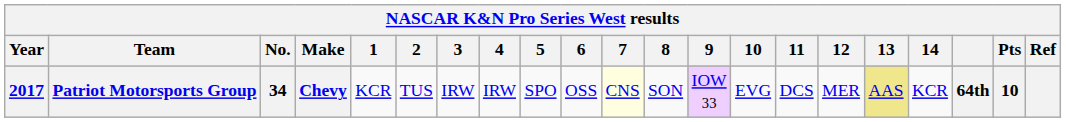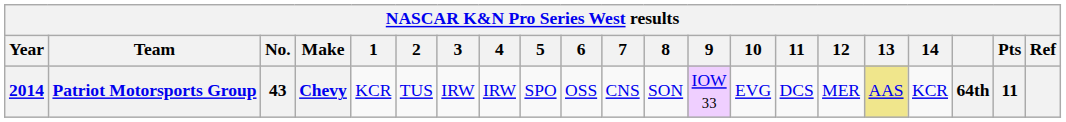(26, 91) 2017 -> (26, 91) 2014
(278, 91) 34 -> (278, 91) 43
(623, 91) lightyellow background -> (623, 91) no background
(1010, 91) 10 -> (1010, 91) 11
